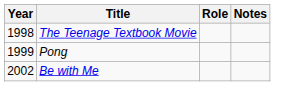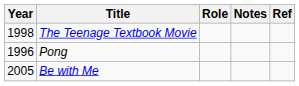+ column: (282, 14)
(20, 52) 1999 -> (20, 52) 1996
(20, 71) 2002 -> (20, 71) 2005
